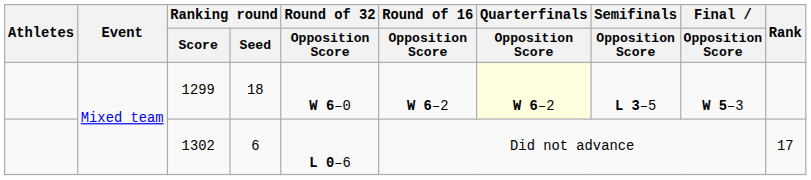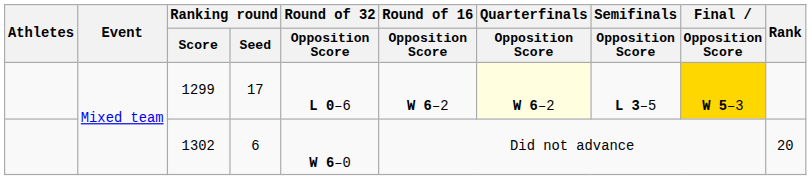(255, 90) 18 -> (255, 90) 17
(330, 107) W 6–0 -> (330, 107) L 0–6
(723, 107) no background -> (723, 107) gold background
(330, 163) L 0–6 -> (330, 163) W 6–0
(785, 147) 17 -> (785, 147) 20
